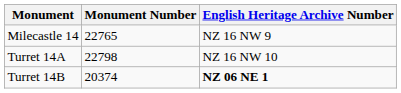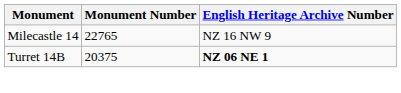- row: (37, 56)
(101, 77) 20374 -> (101, 56) 20375
